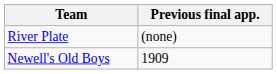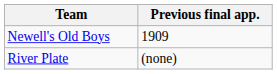rows swapped: (38, 36) <-> (59, 58)
